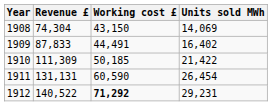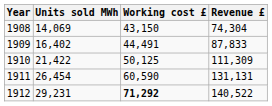columns swapped: (62, 12) <-> (223, 12)
(111, 61) 50,185 -> (141, 61) 50,125
